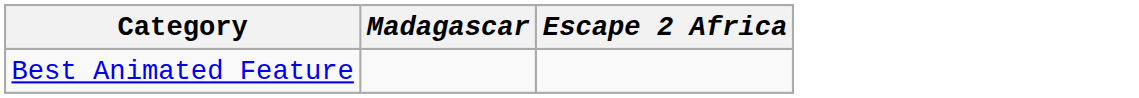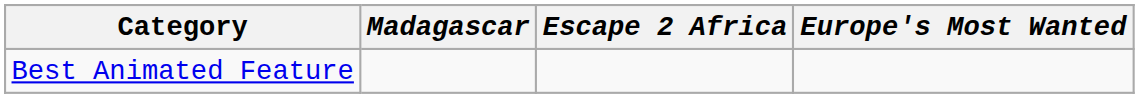+ column: (963, 27)
